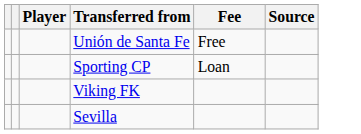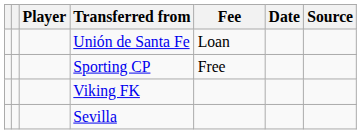+ column: (284, 16)
(212, 41) Free -> (214, 41) Loan
(214, 66) Loan -> (212, 66) Free
